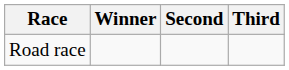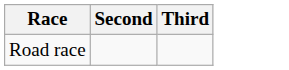- column: (125, 19)
